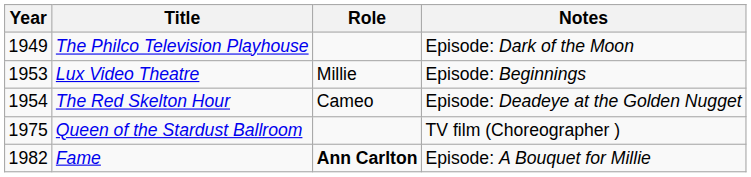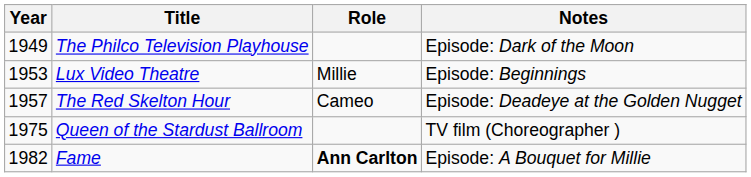(28, 102) 1954 -> (28, 102) 1957
